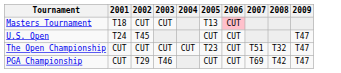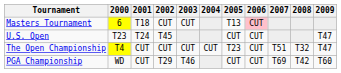+ column: (119, 11)
(302, 62) T47 -> (325, 62) T60
